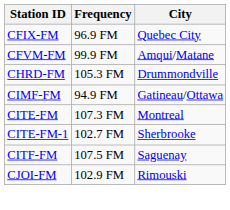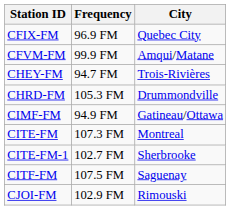+ row: (35, 74)
